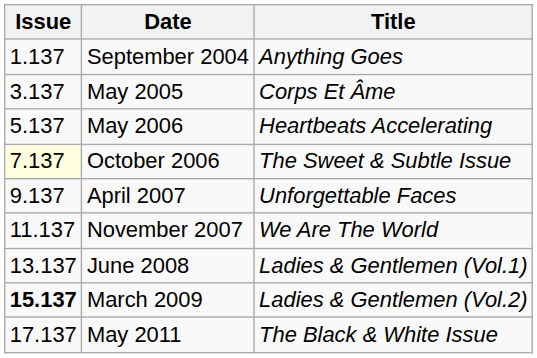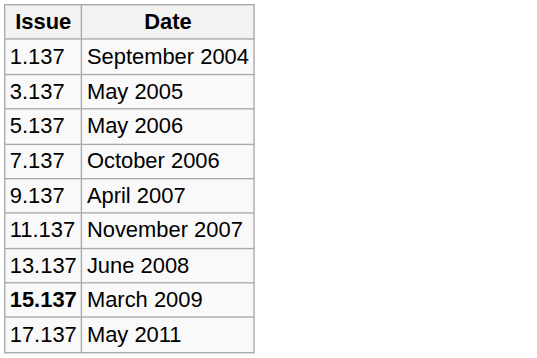- column: (393, 21)
(37, 160) lightyellow background -> (37, 160) no background
